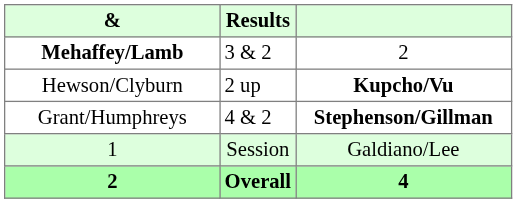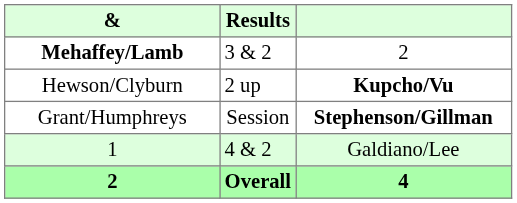(248, 117) 4 & 2 -> (258, 117) Session
(258, 149) Session -> (248, 149) 4 & 2
